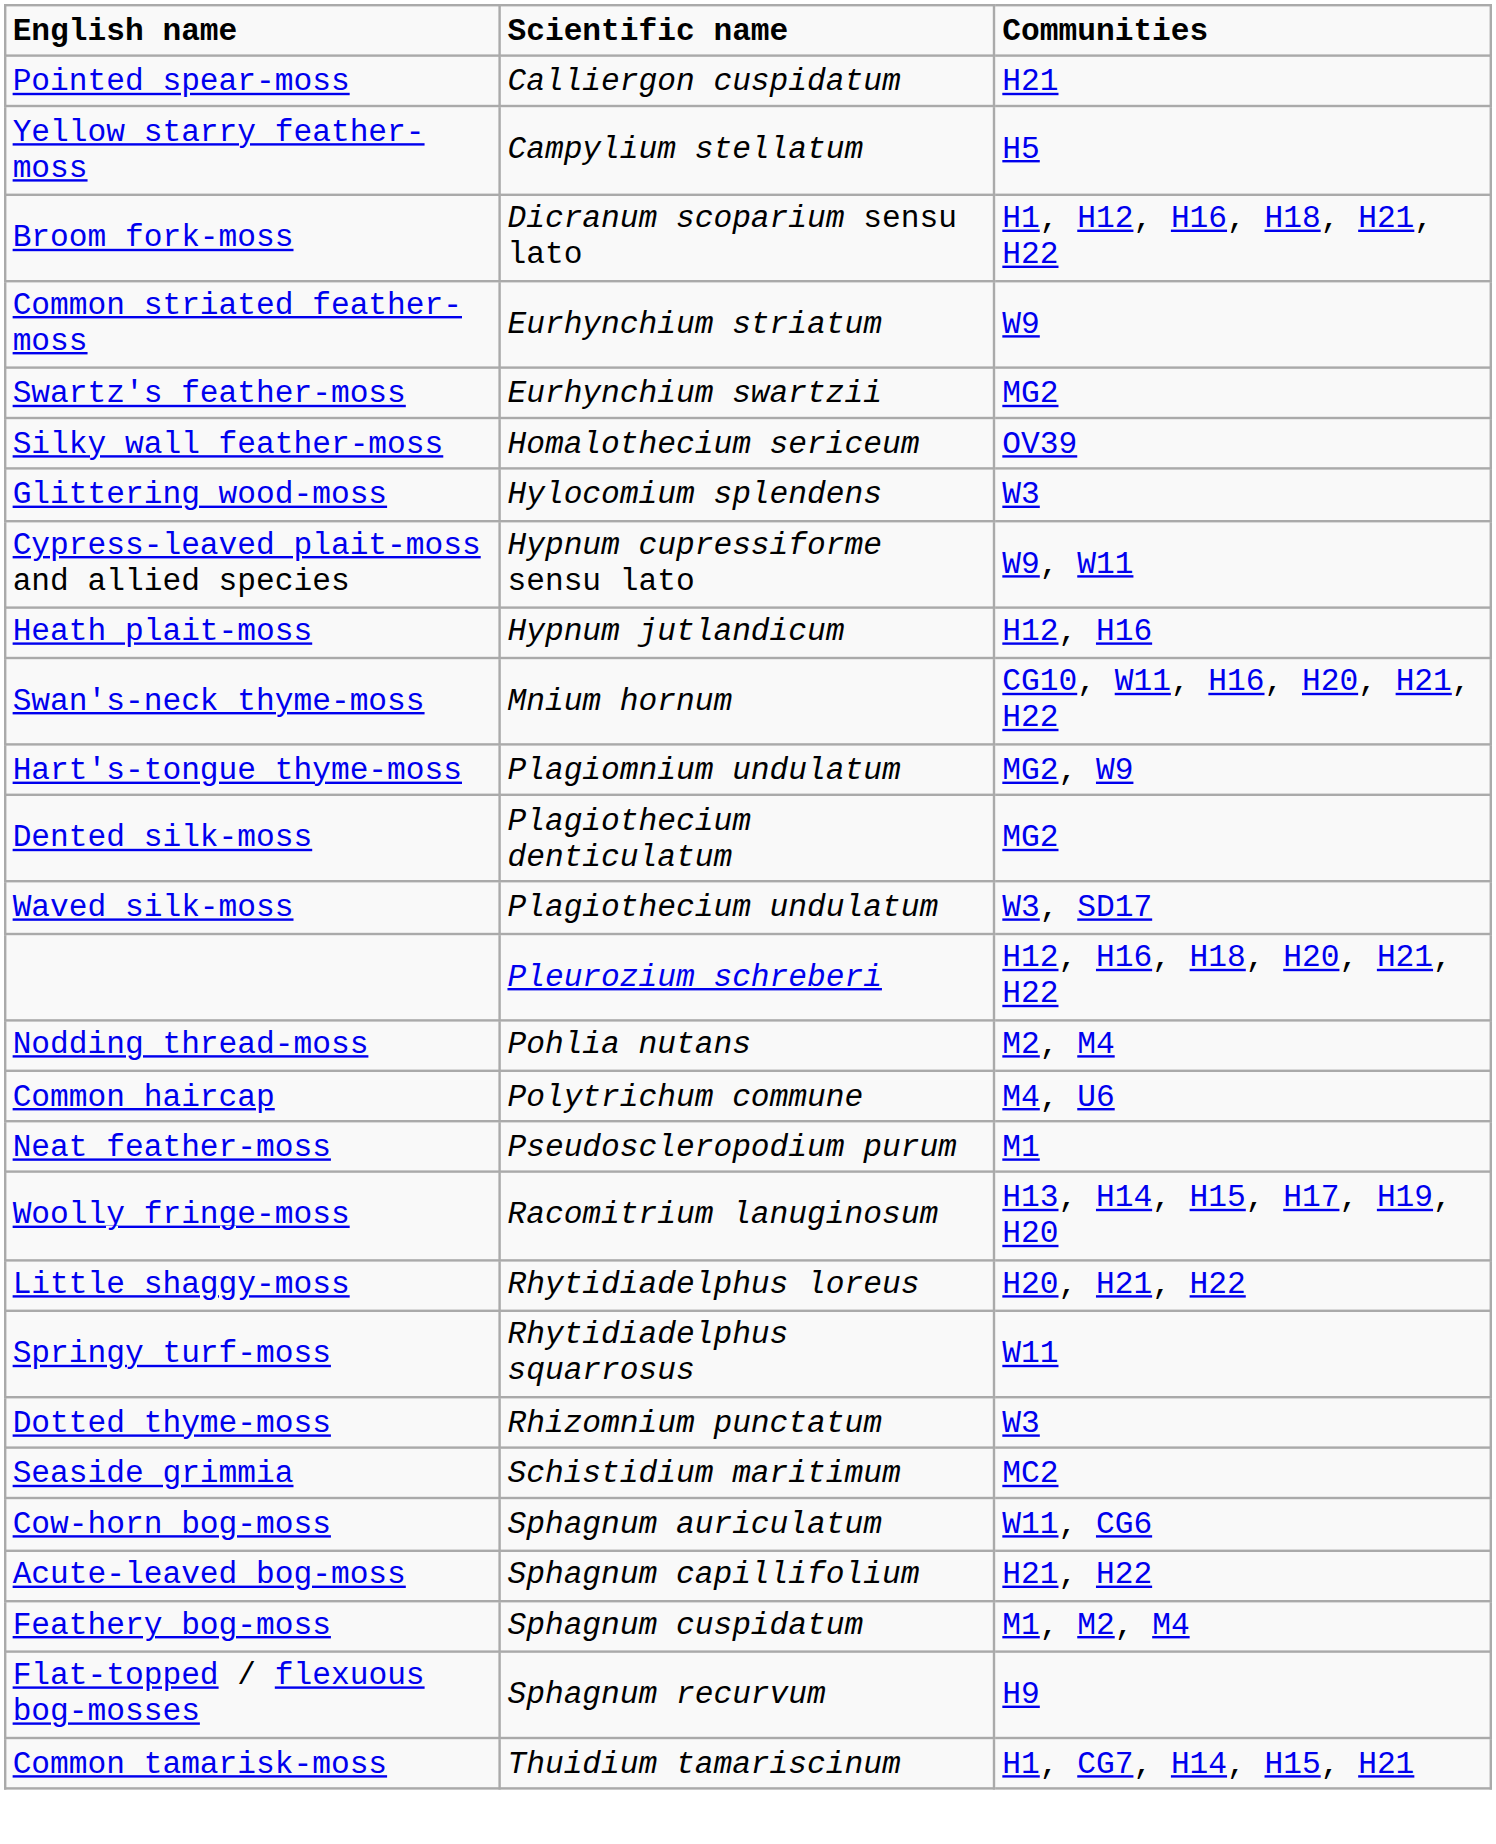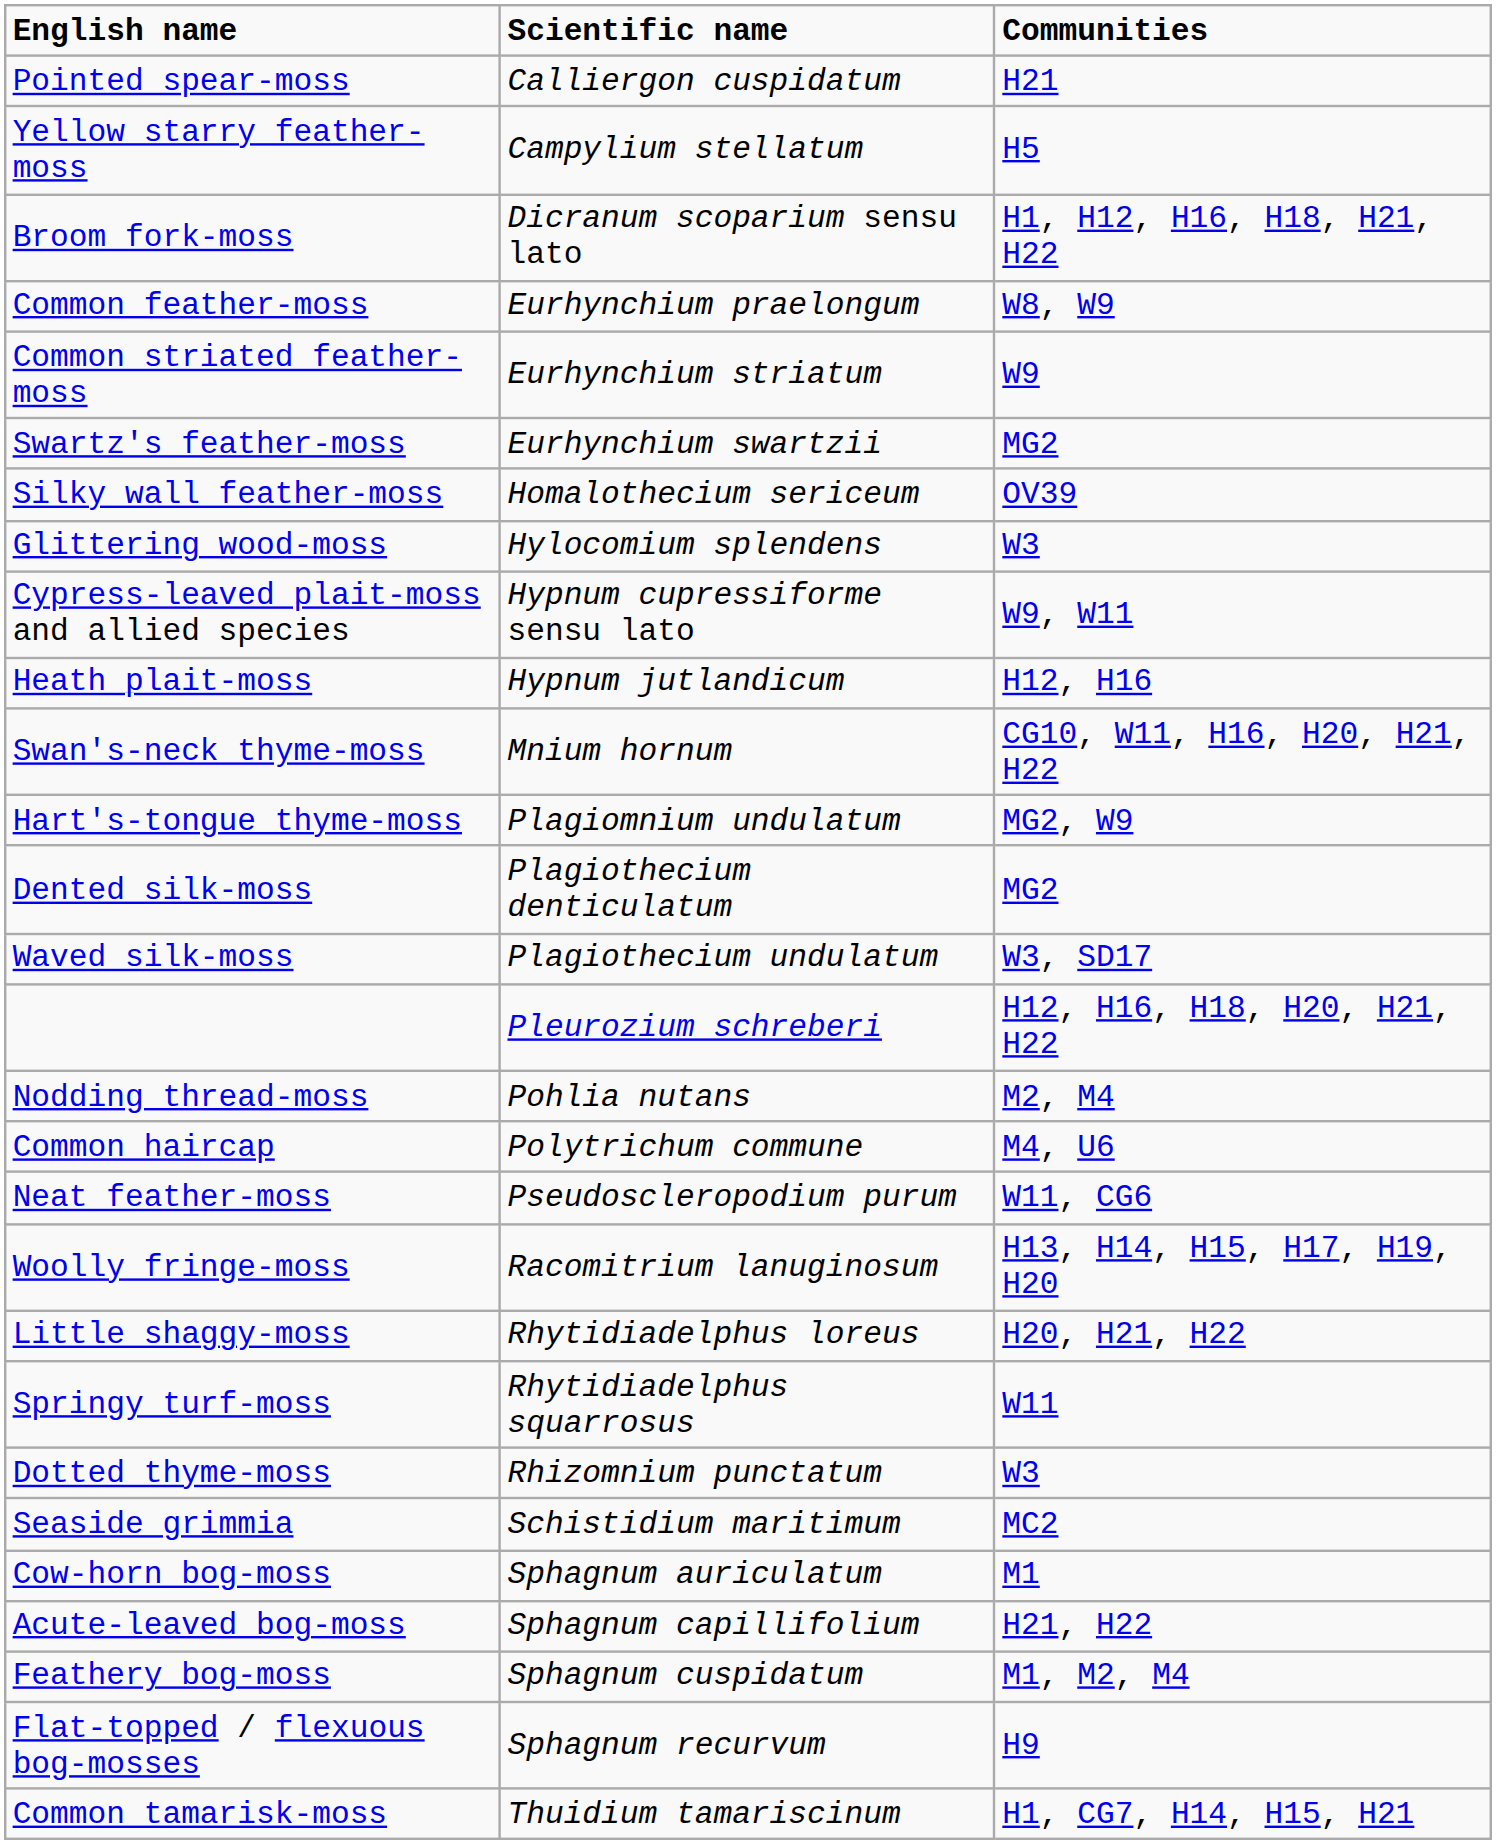+ row: (191, 306)
(1021, 1147) M1 -> (1077, 1198) W11, CG6
(1077, 1524) W11, CG6 -> (1021, 1575) M1
